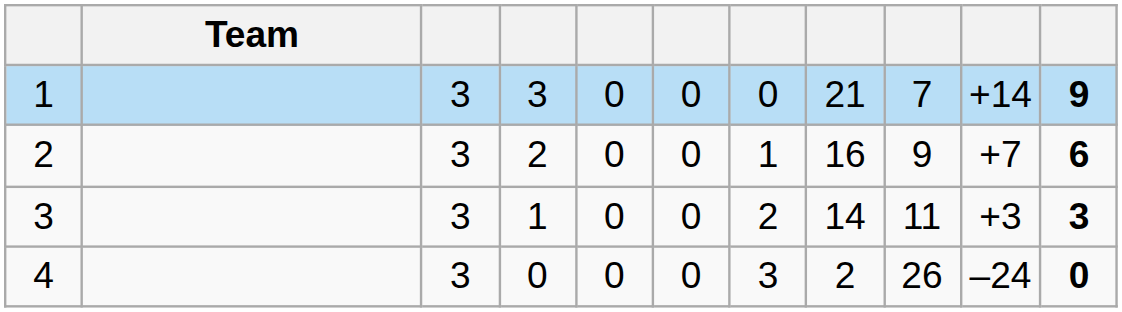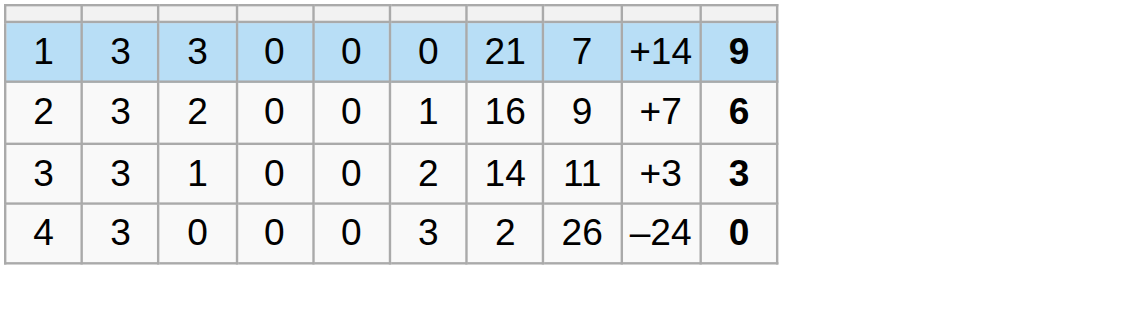- column: (252, 34)
